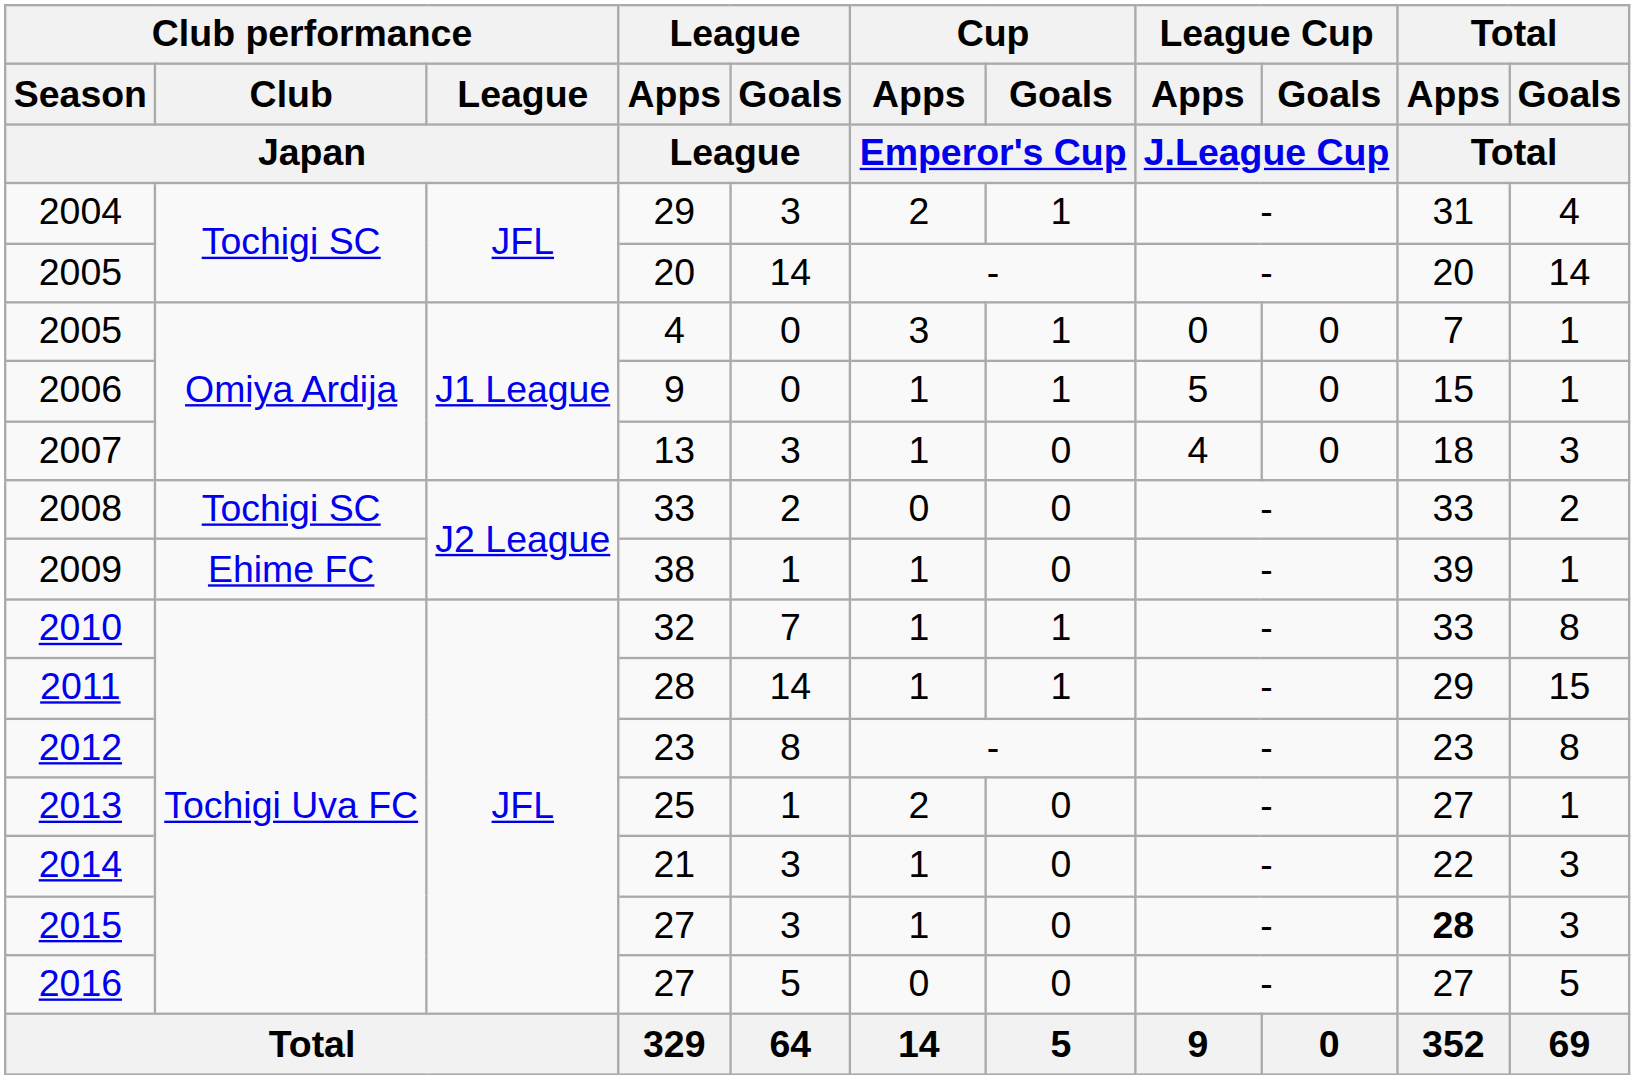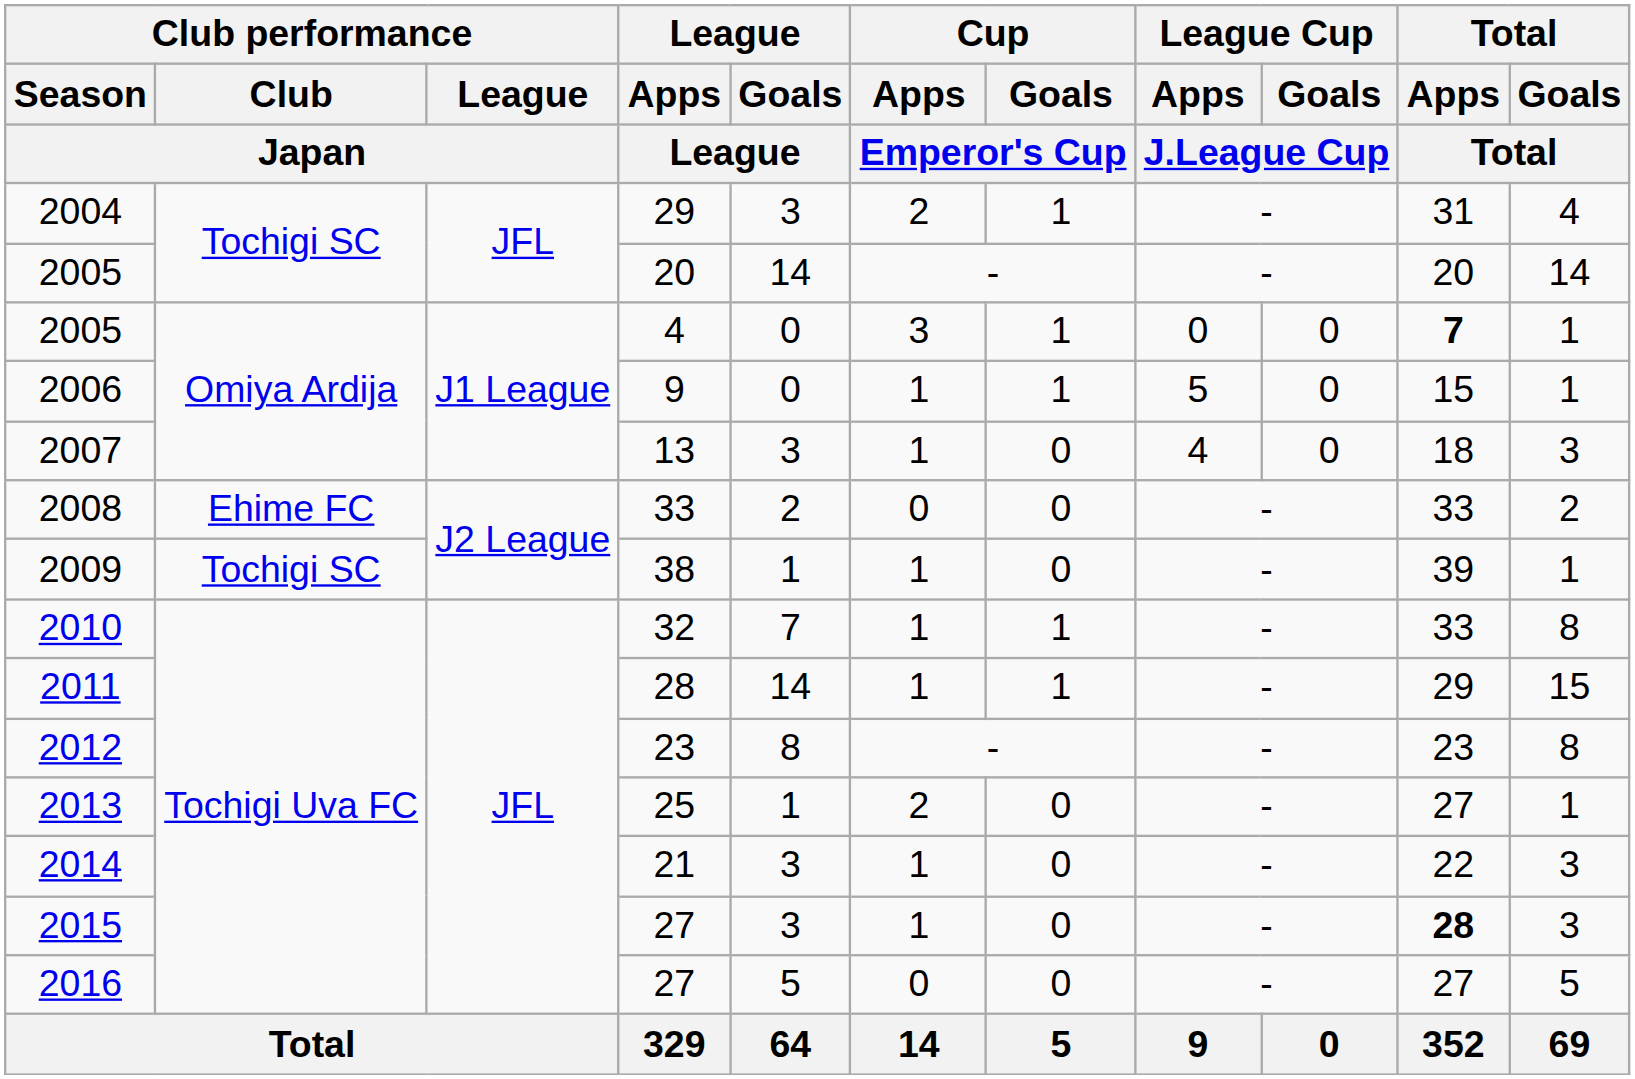(1453, 331) normal -> (1453, 331) bold
(291, 509) Tochigi SC -> (291, 509) Ehime FC
(291, 568) Ehime FC -> (291, 568) Tochigi SC
